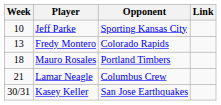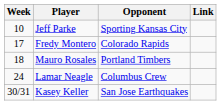(19, 44) 13 -> (19, 44) 17
(19, 76) 21 -> (19, 76) 24
